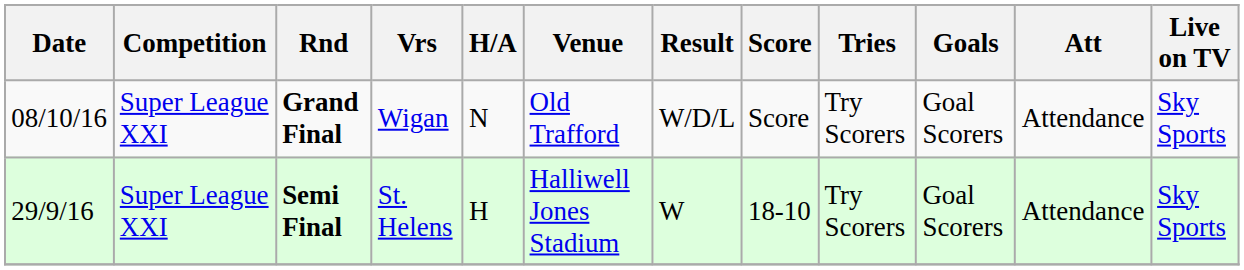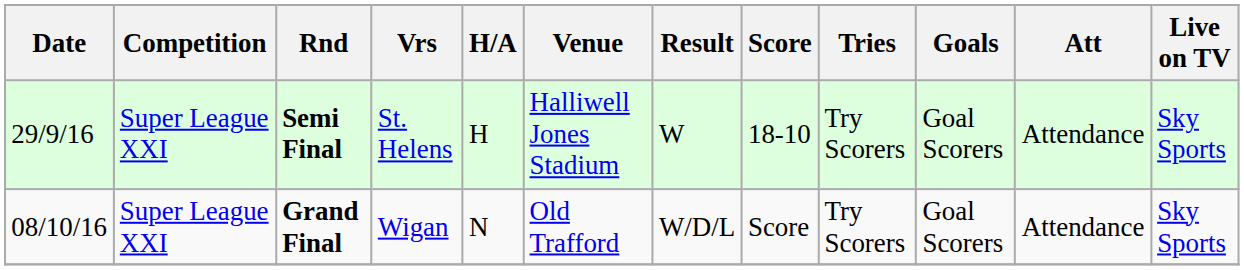rows swapped: (312, 210) <-> (320, 118)
